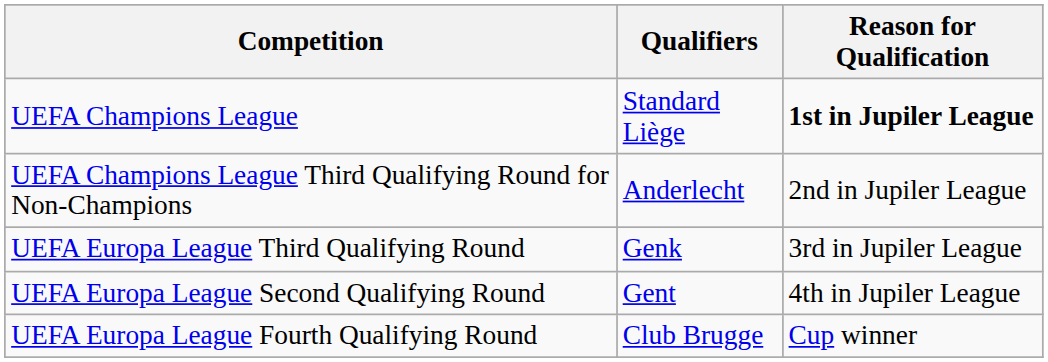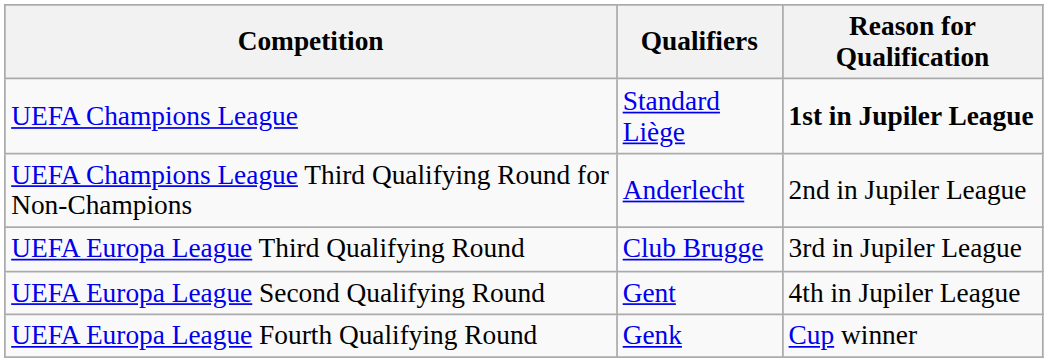(652, 248) Genk -> (693, 248) Club Brugge
(693, 335) Club Brugge -> (652, 335) Genk
